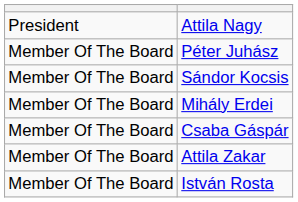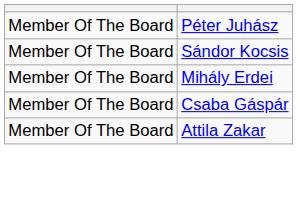- row: (222, 25)
- row: (228, 183)
